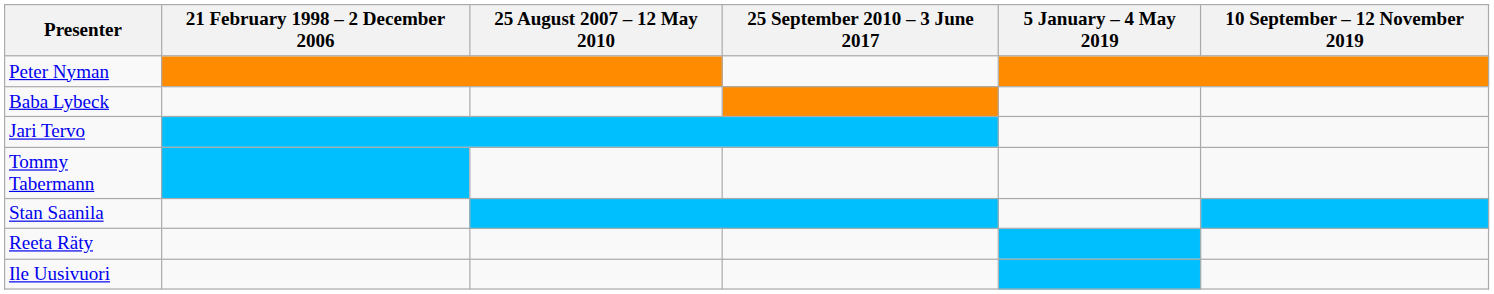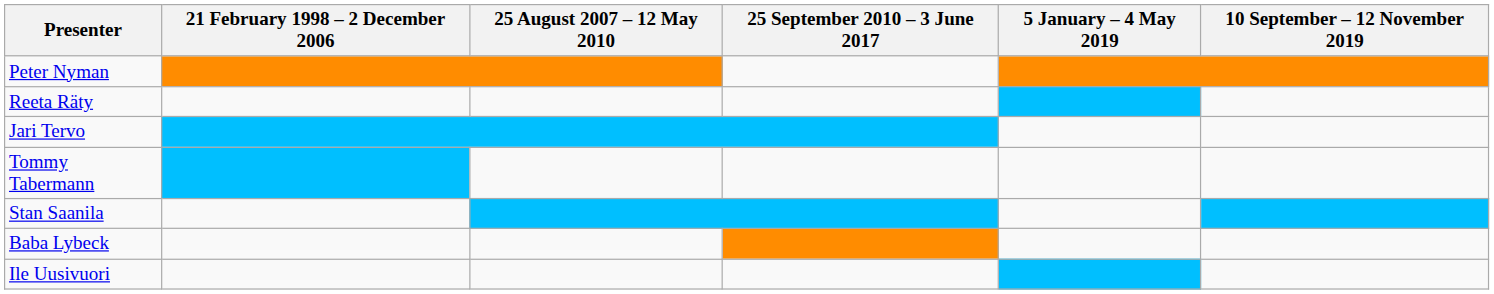rows swapped: (59, 101) <-> (51, 243)
